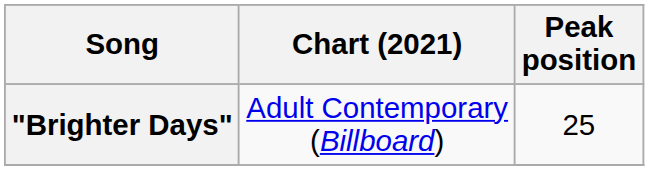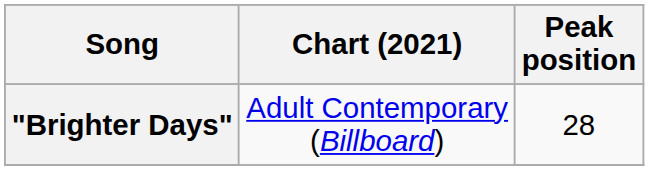(579, 124) 25 -> (579, 124) 28
